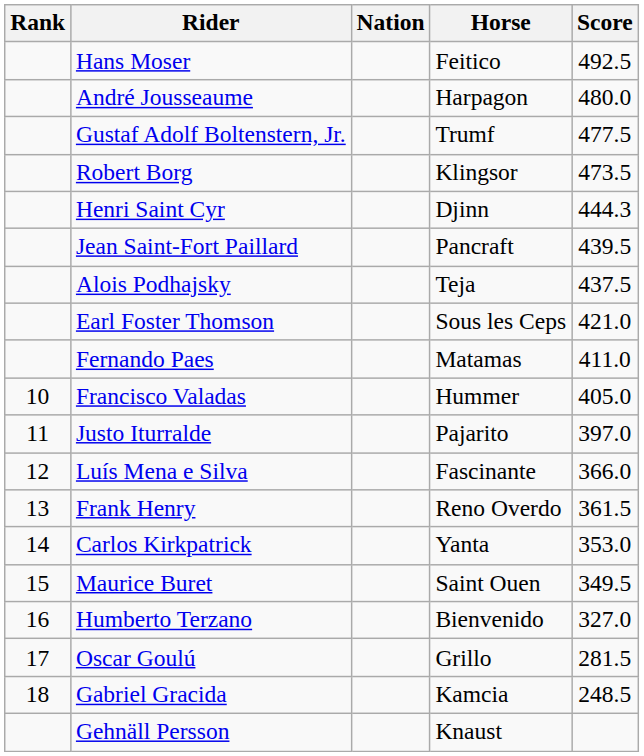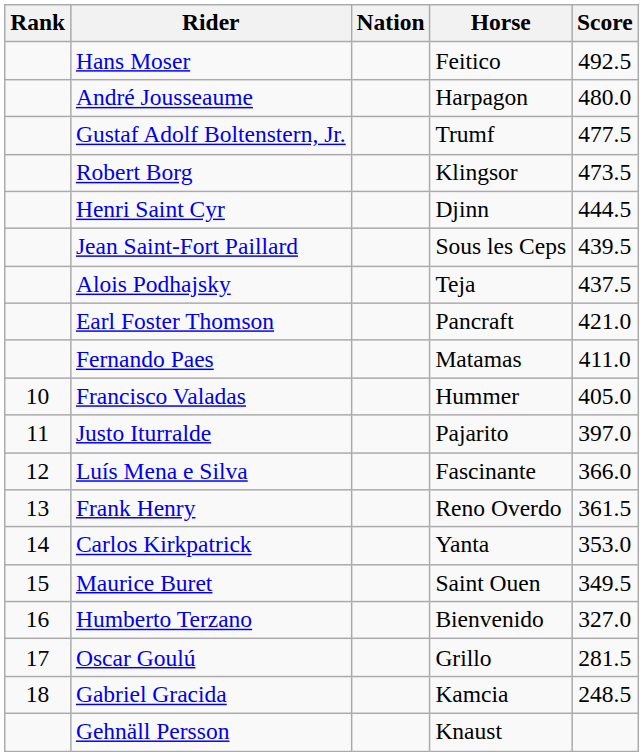(605, 209) 444.3 -> (605, 209) 444.5
(475, 246) Pancraft -> (501, 246) Sous les Ceps
(501, 321) Sous les Ceps -> (475, 321) Pancraft
